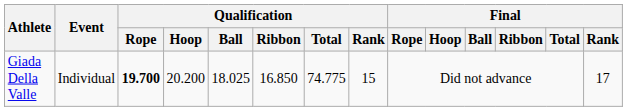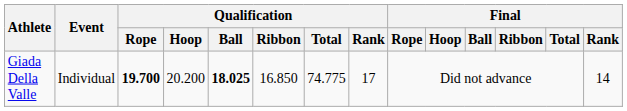(231, 78) normal -> (231, 78) bold
(369, 78) 15 -> (369, 78) 17
(603, 78) 17 -> (603, 78) 14
